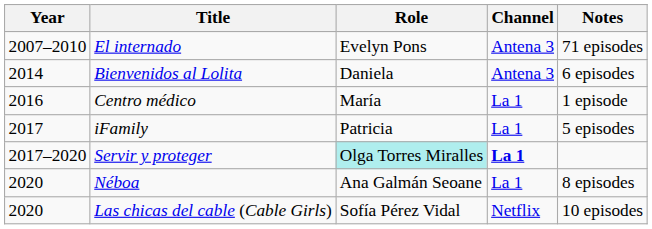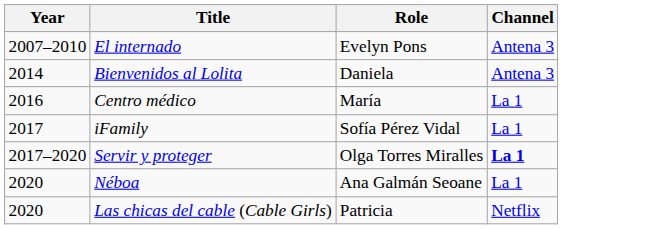- column: (603, 18)
(366, 127) Patricia -> (400, 127) Sofía Pérez Vidal
(411, 155) paleturquoise background -> (411, 155) no background
(400, 210) Sofía Pérez Vidal -> (366, 210) Patricia
